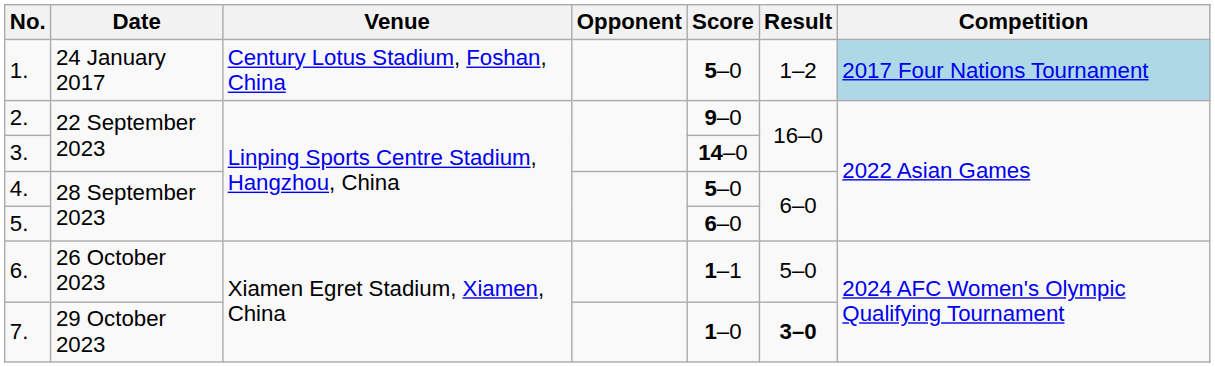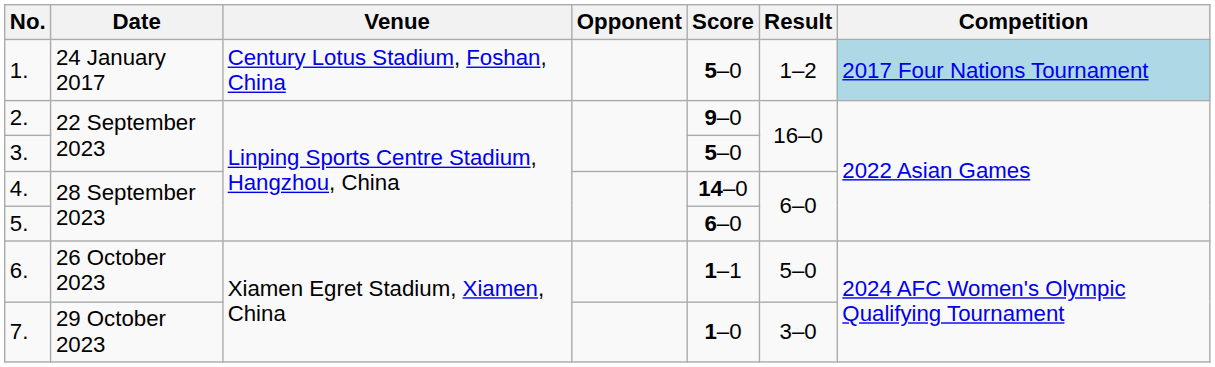(723, 152) 14–0 -> (723, 152) 5–0
(723, 188) 5–0 -> (723, 188) 14–0
(798, 331) bold -> (798, 331) normal
